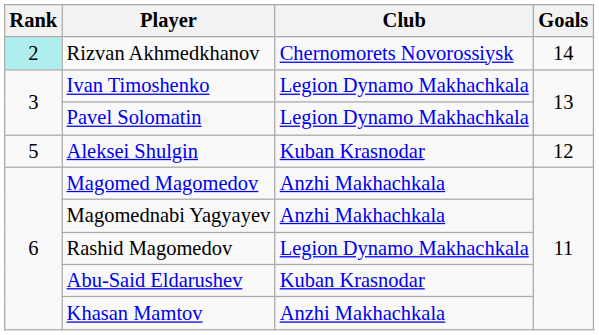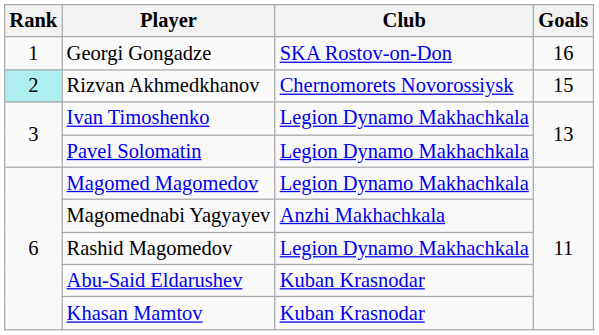+ row: (139, 53)
(563, 53) 14 -> (563, 85) 15
- row: (132, 150)
(362, 183) Anzhi Makhachkala -> (404, 183) Legion Dynamo Makhachkala
(362, 313) Anzhi Makhachkala -> (352, 313) Kuban Krasnodar
